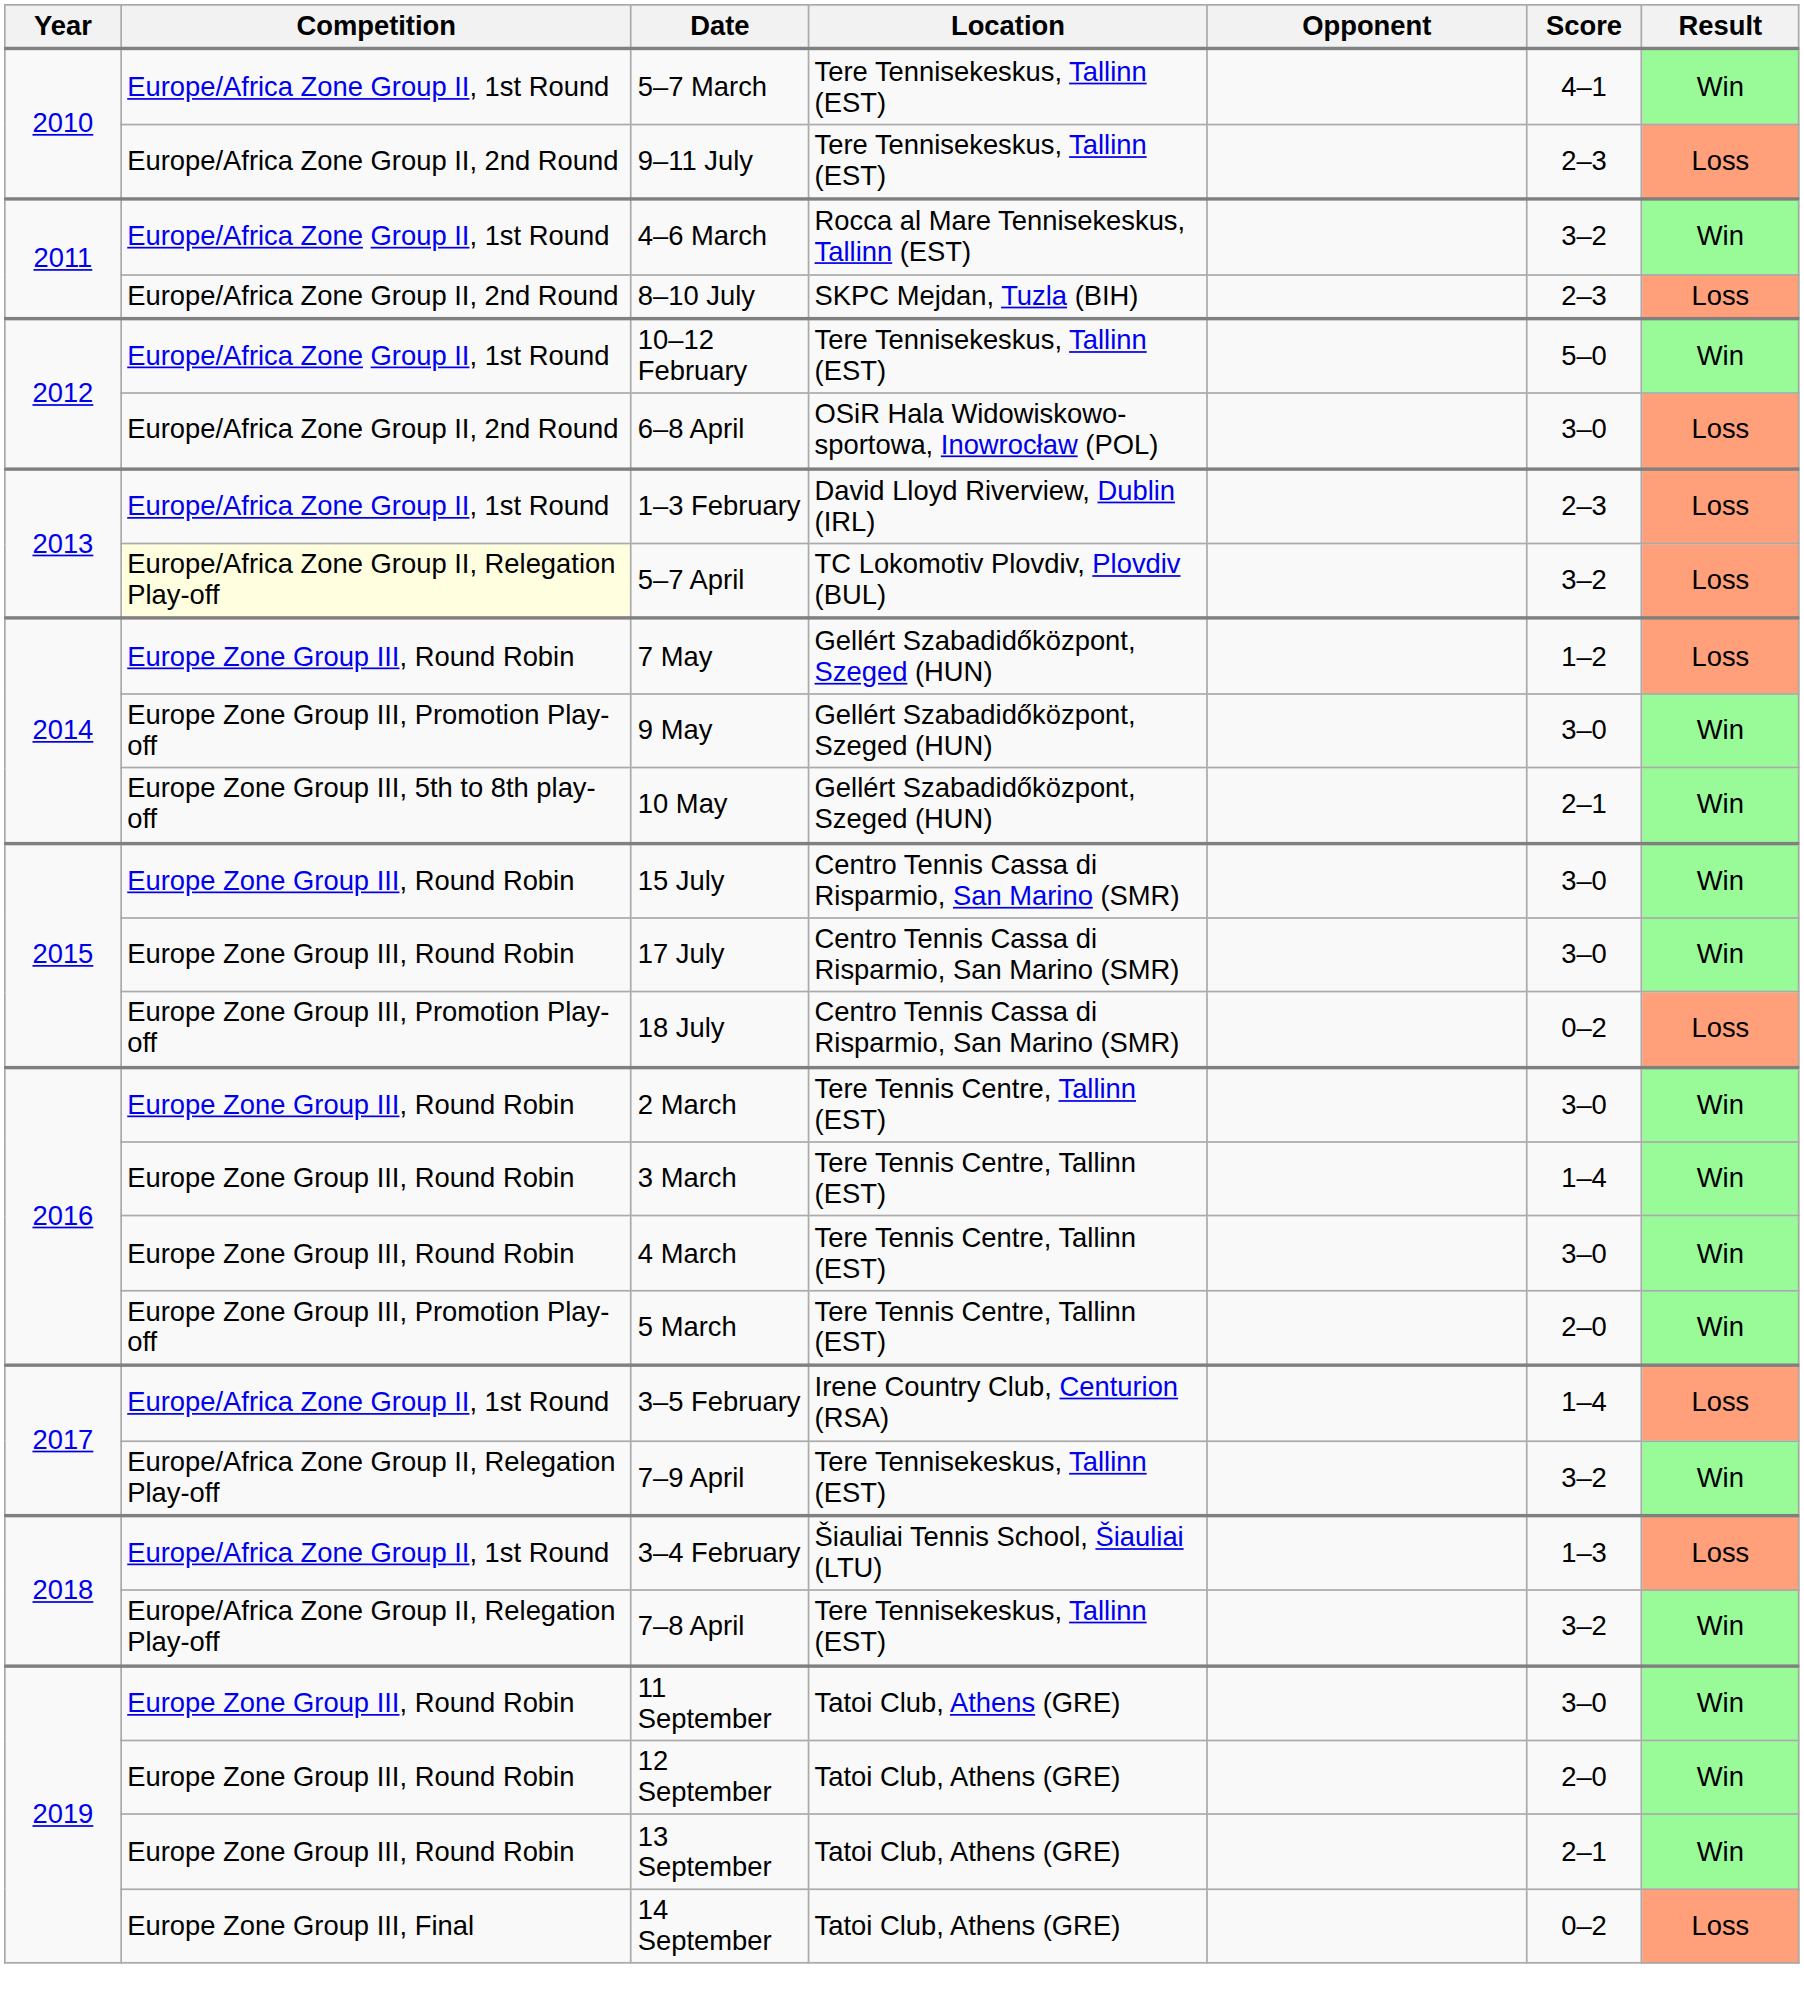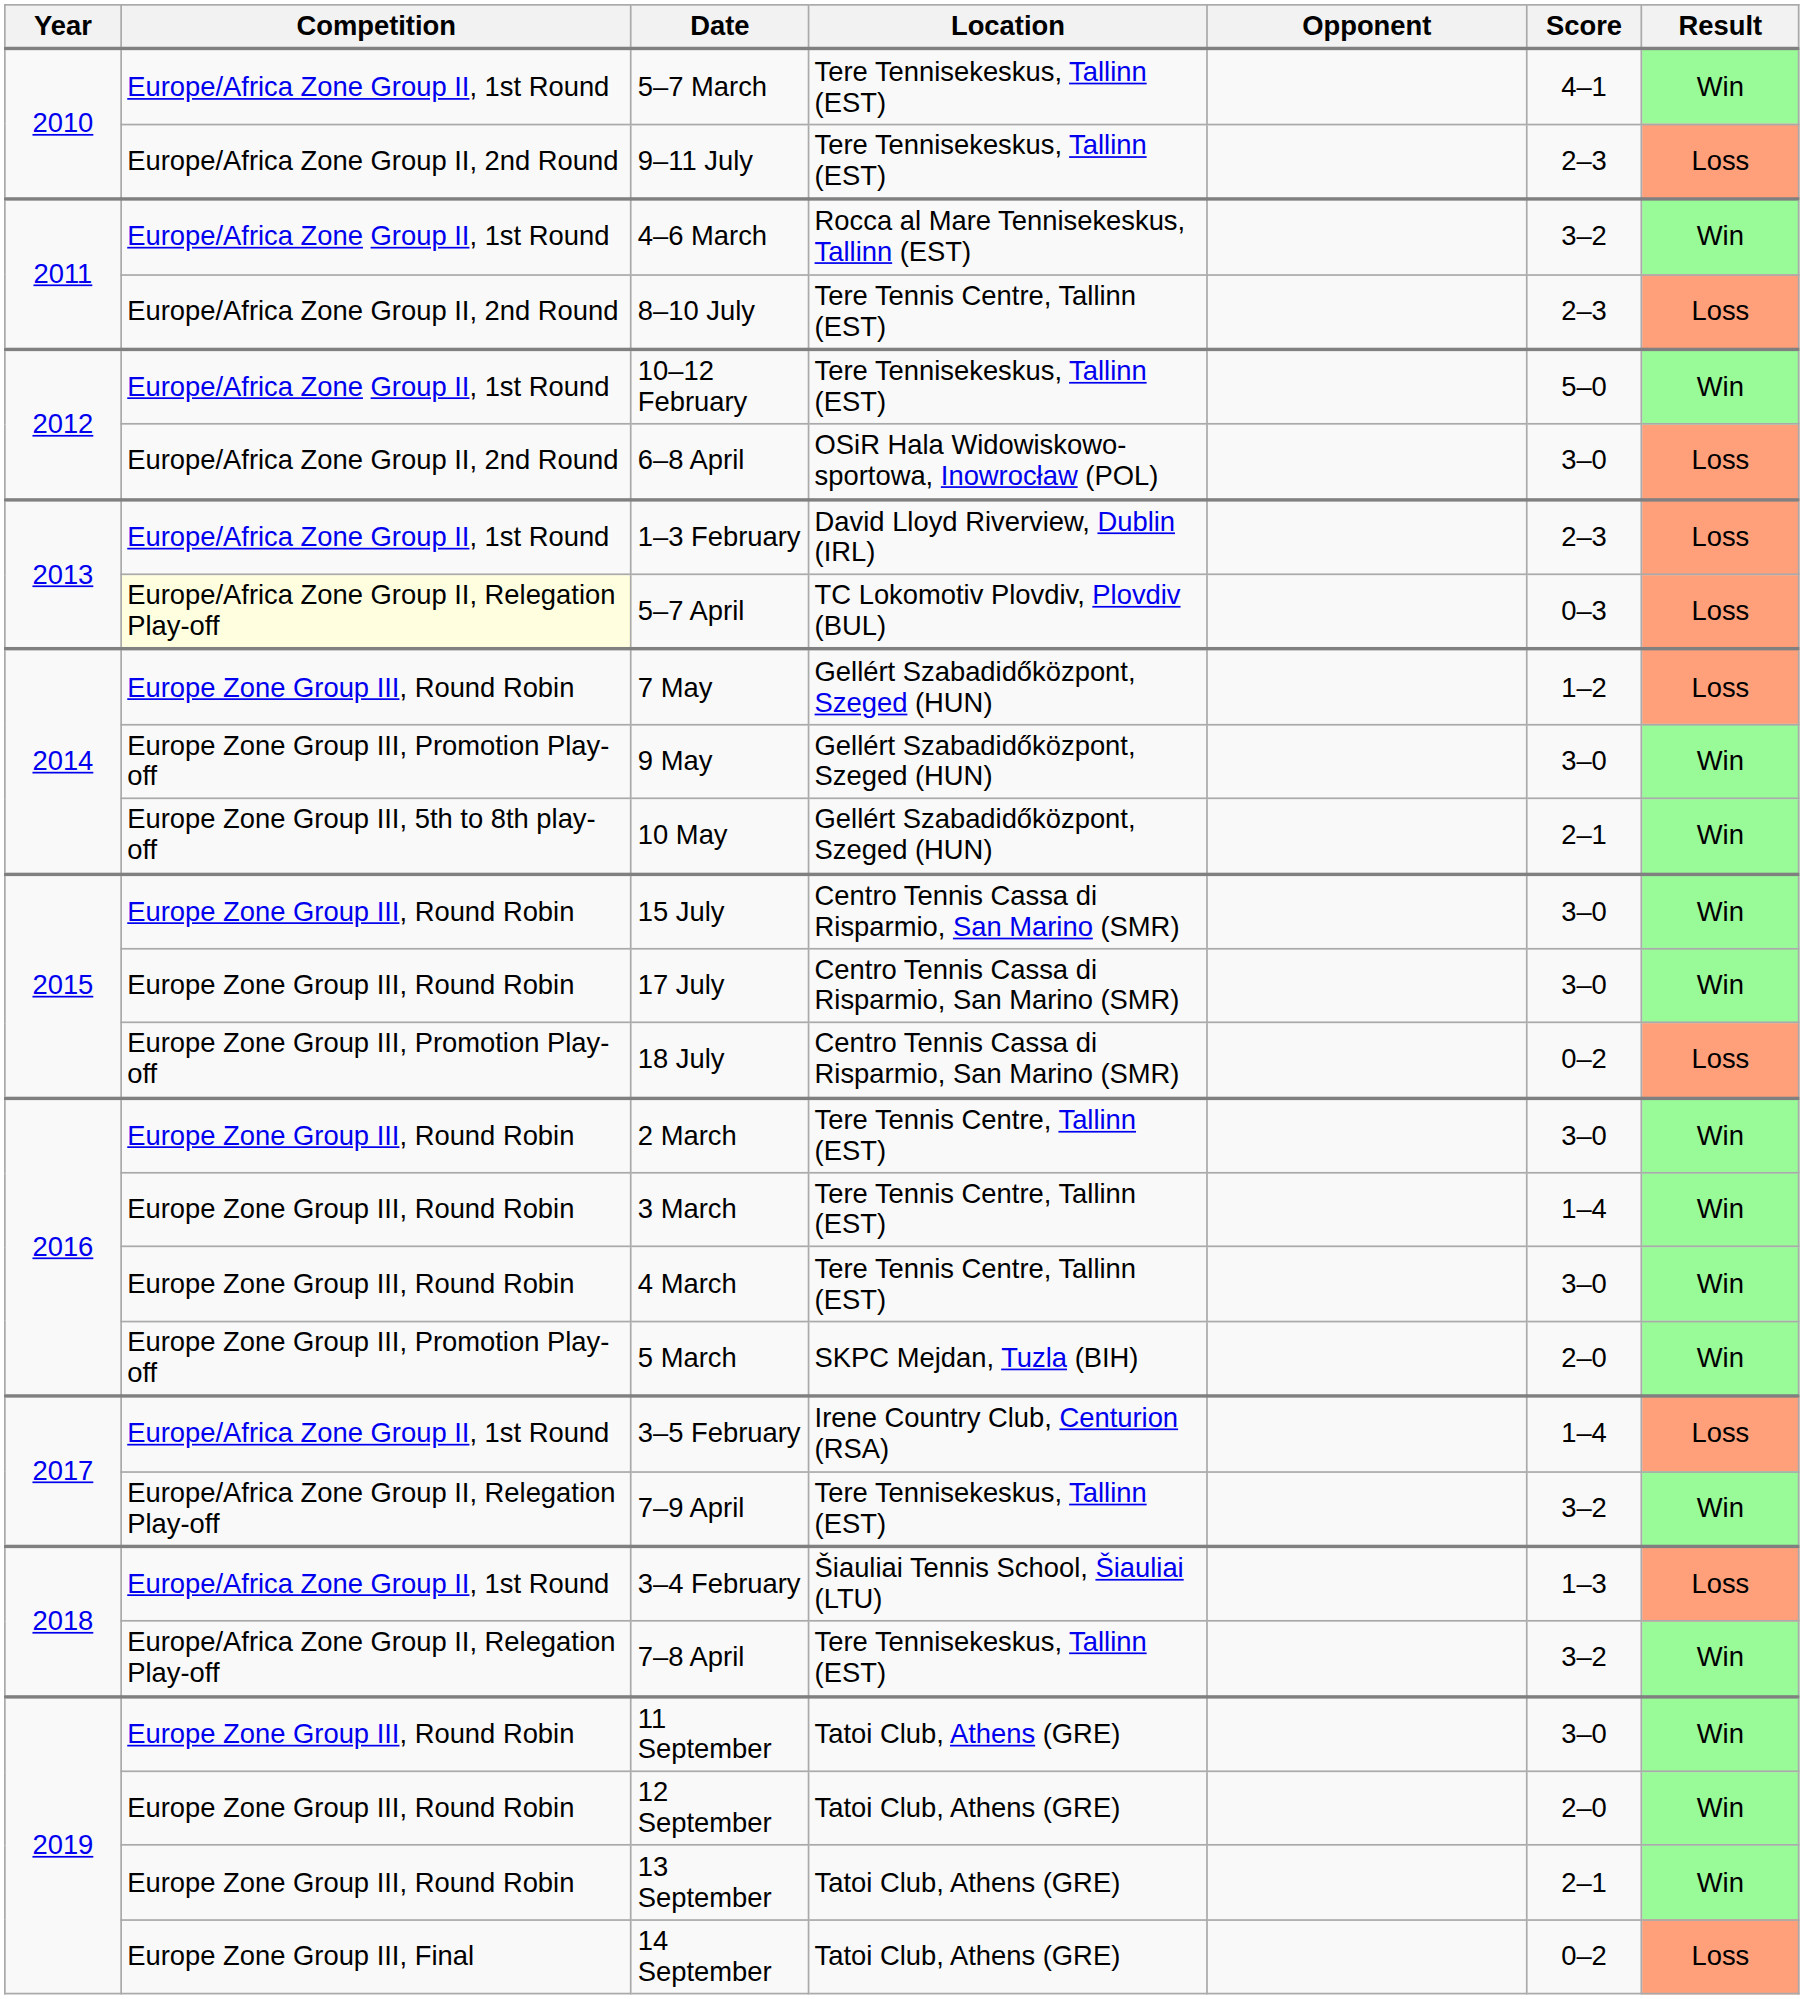(977, 295) SKPC Mejdan, Tuzla (BIH) -> (975, 310) Tere Tennis Centre, Tallinn (EST)
(1584, 580) 3–2 -> (1584, 611) 0–3
(975, 1327) Tere Tennis Centre, Tallinn (EST) -> (977, 1357) SKPC Mejdan, Tuzla (BIH)
